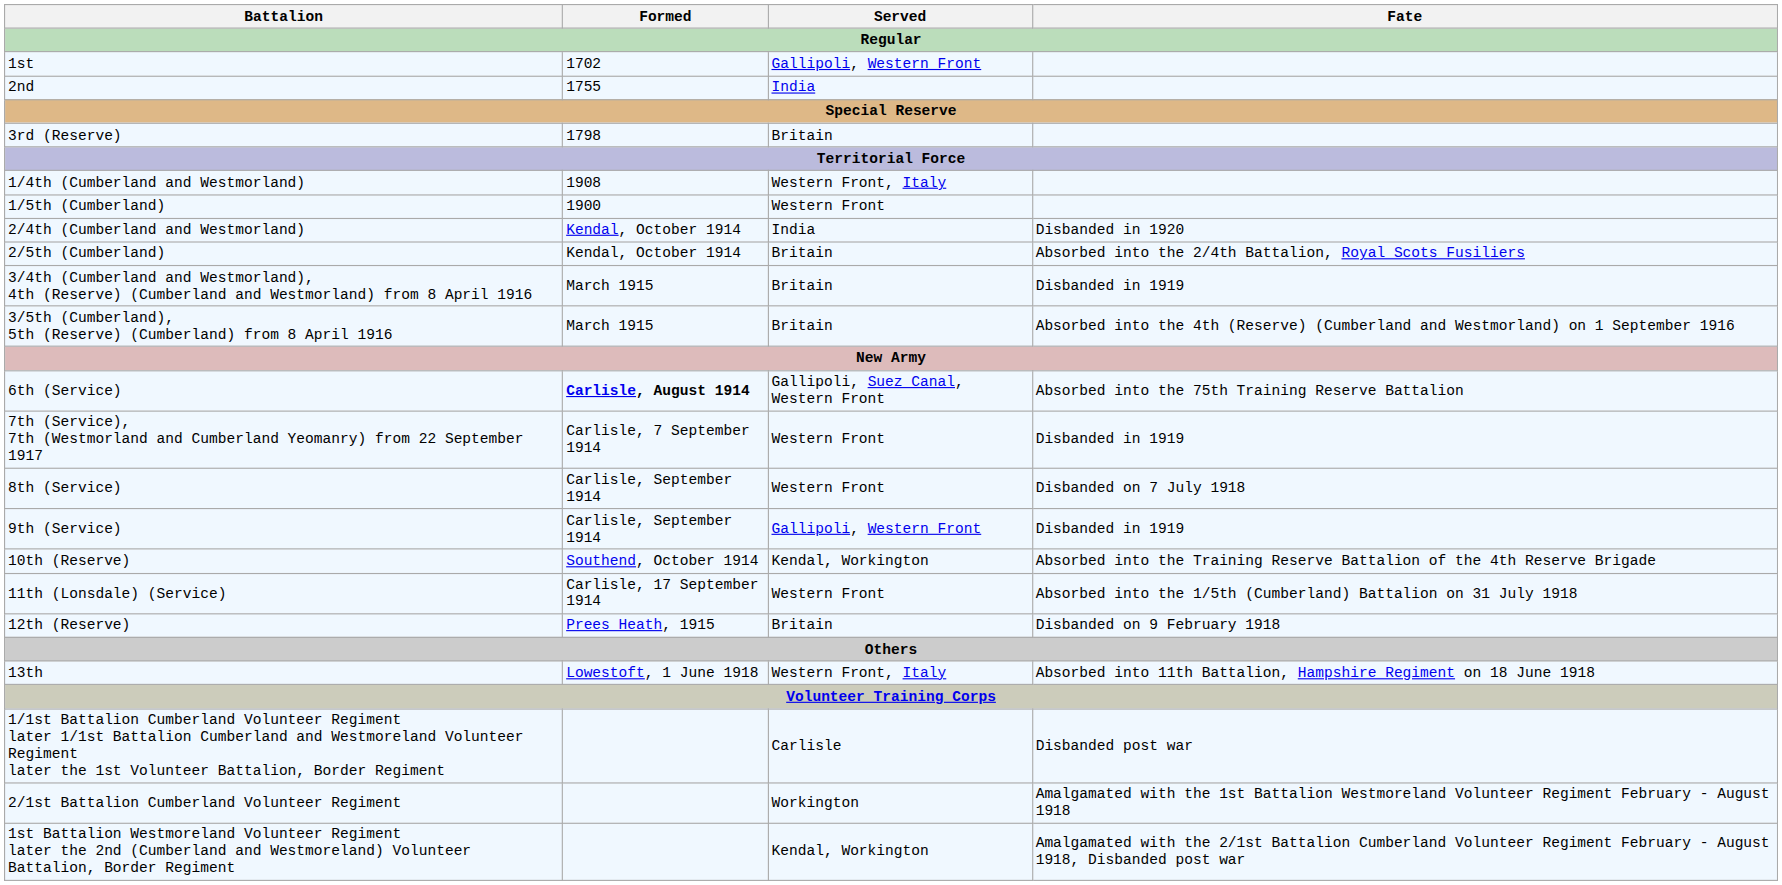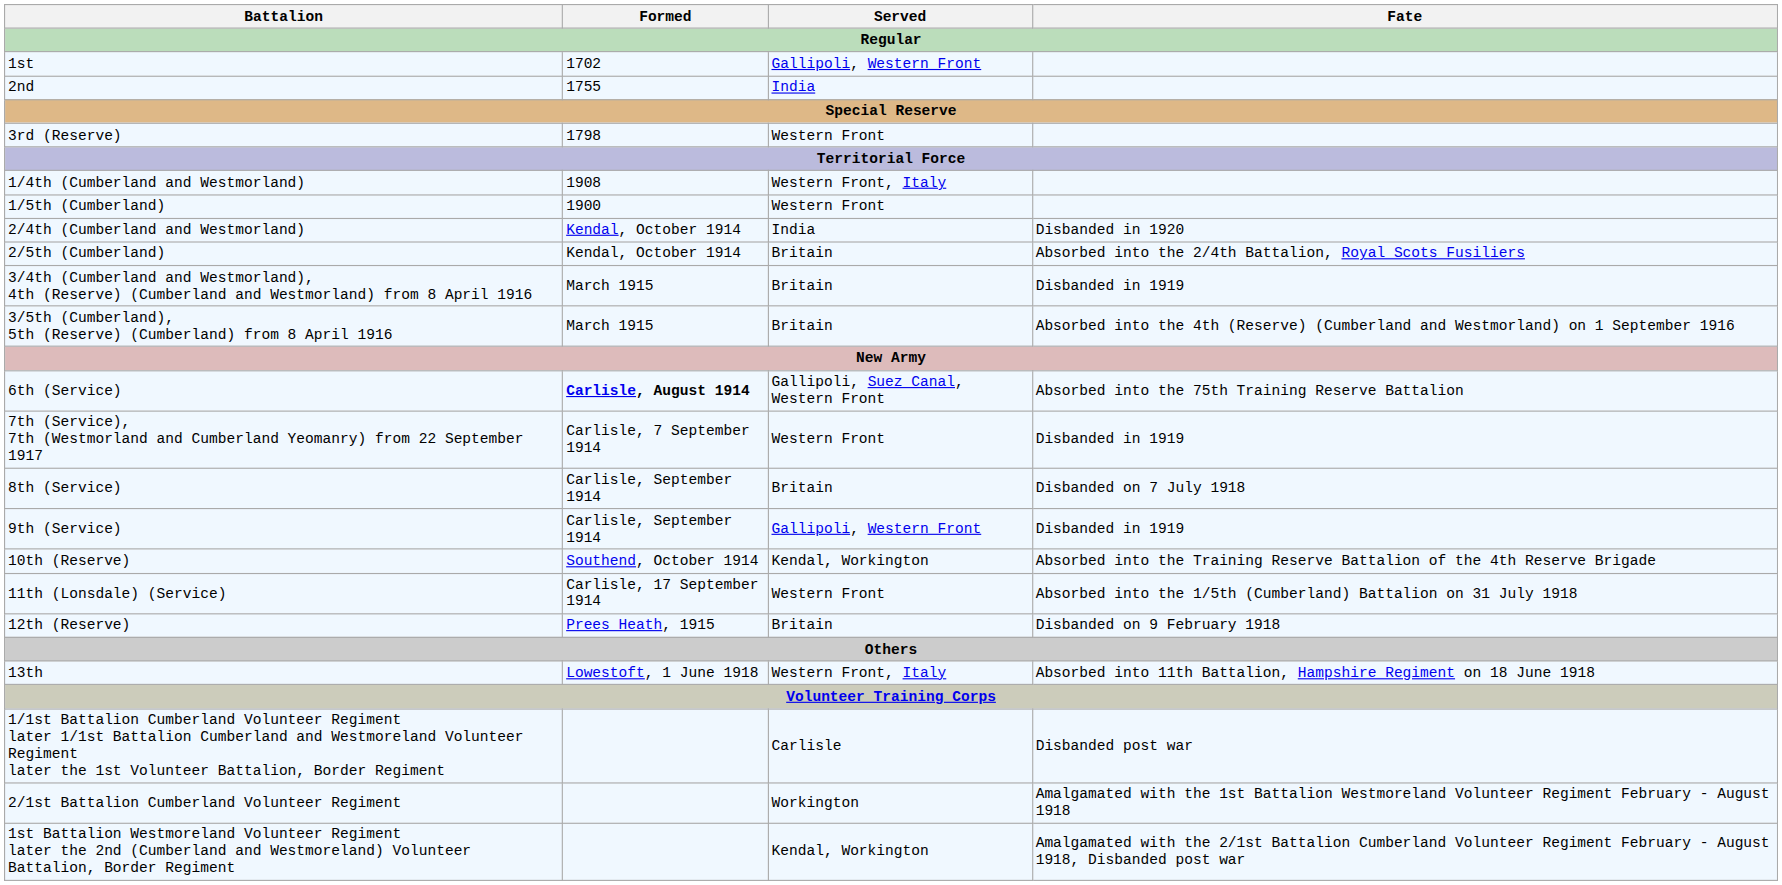(802, 135) Britain -> (828, 135) Western Front
(828, 489) Western Front -> (802, 489) Britain
